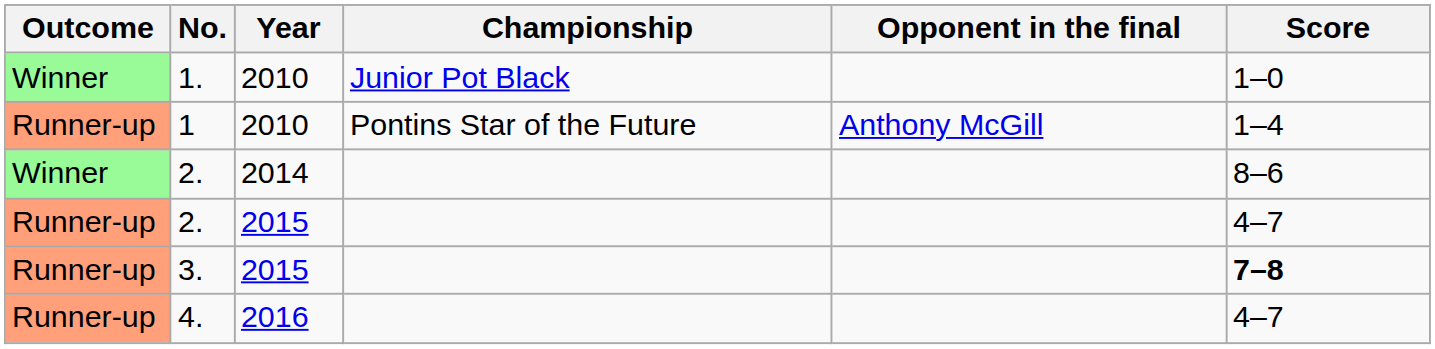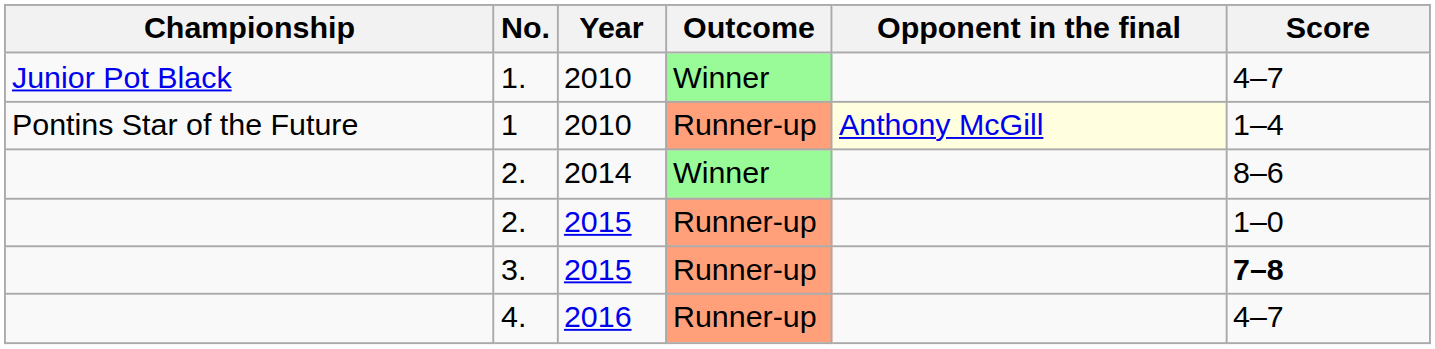columns swapped: (88, 28) <-> (587, 28)
(1258, 76) 1–0 -> (1258, 76) 4–7
(941, 125) no background -> (941, 125) lightyellow background
(1258, 221) 4–7 -> (1258, 221) 1–0
